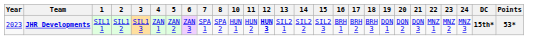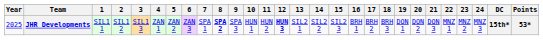+ column: (236, 10)
(14, 25) 2023 -> (14, 25) 2025
(220, 25) normal -> (220, 25) bold
